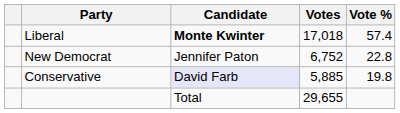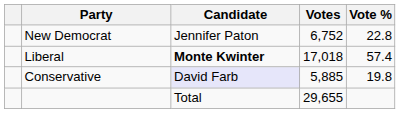rows swapped: (44, 35) <-> (68, 56)
